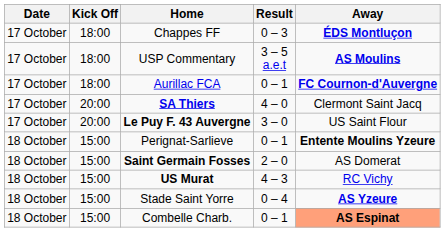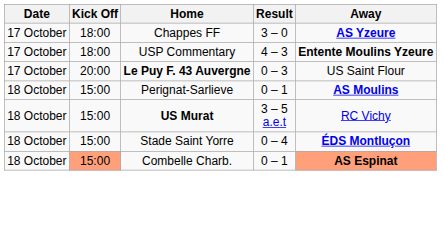(274, 33) 0 – 3 -> (274, 33) 3 – 0
(368, 33) ÉDS Montluçon -> (366, 33) AS Yzeure
(274, 58) 3 – 5 a.e.t -> (274, 52) 4 – 3
(368, 58) AS Moulins -> (366, 52) Entente Moulins Yzeure
- row: (187, 84)
- row: (187, 103)
(274, 122) 3 – 0 -> (274, 71) 0 – 3
(368, 141) Entente Moulins Yzeure -> (366, 90) AS Moulins
- row: (187, 160)
(274, 179) 4 – 3 -> (274, 115) 3 – 5 a.e.t
(368, 198) AS Yzeure -> (366, 141) ÉDS Montluçon
(95, 217) no background -> (95, 160) lightsalmon background
